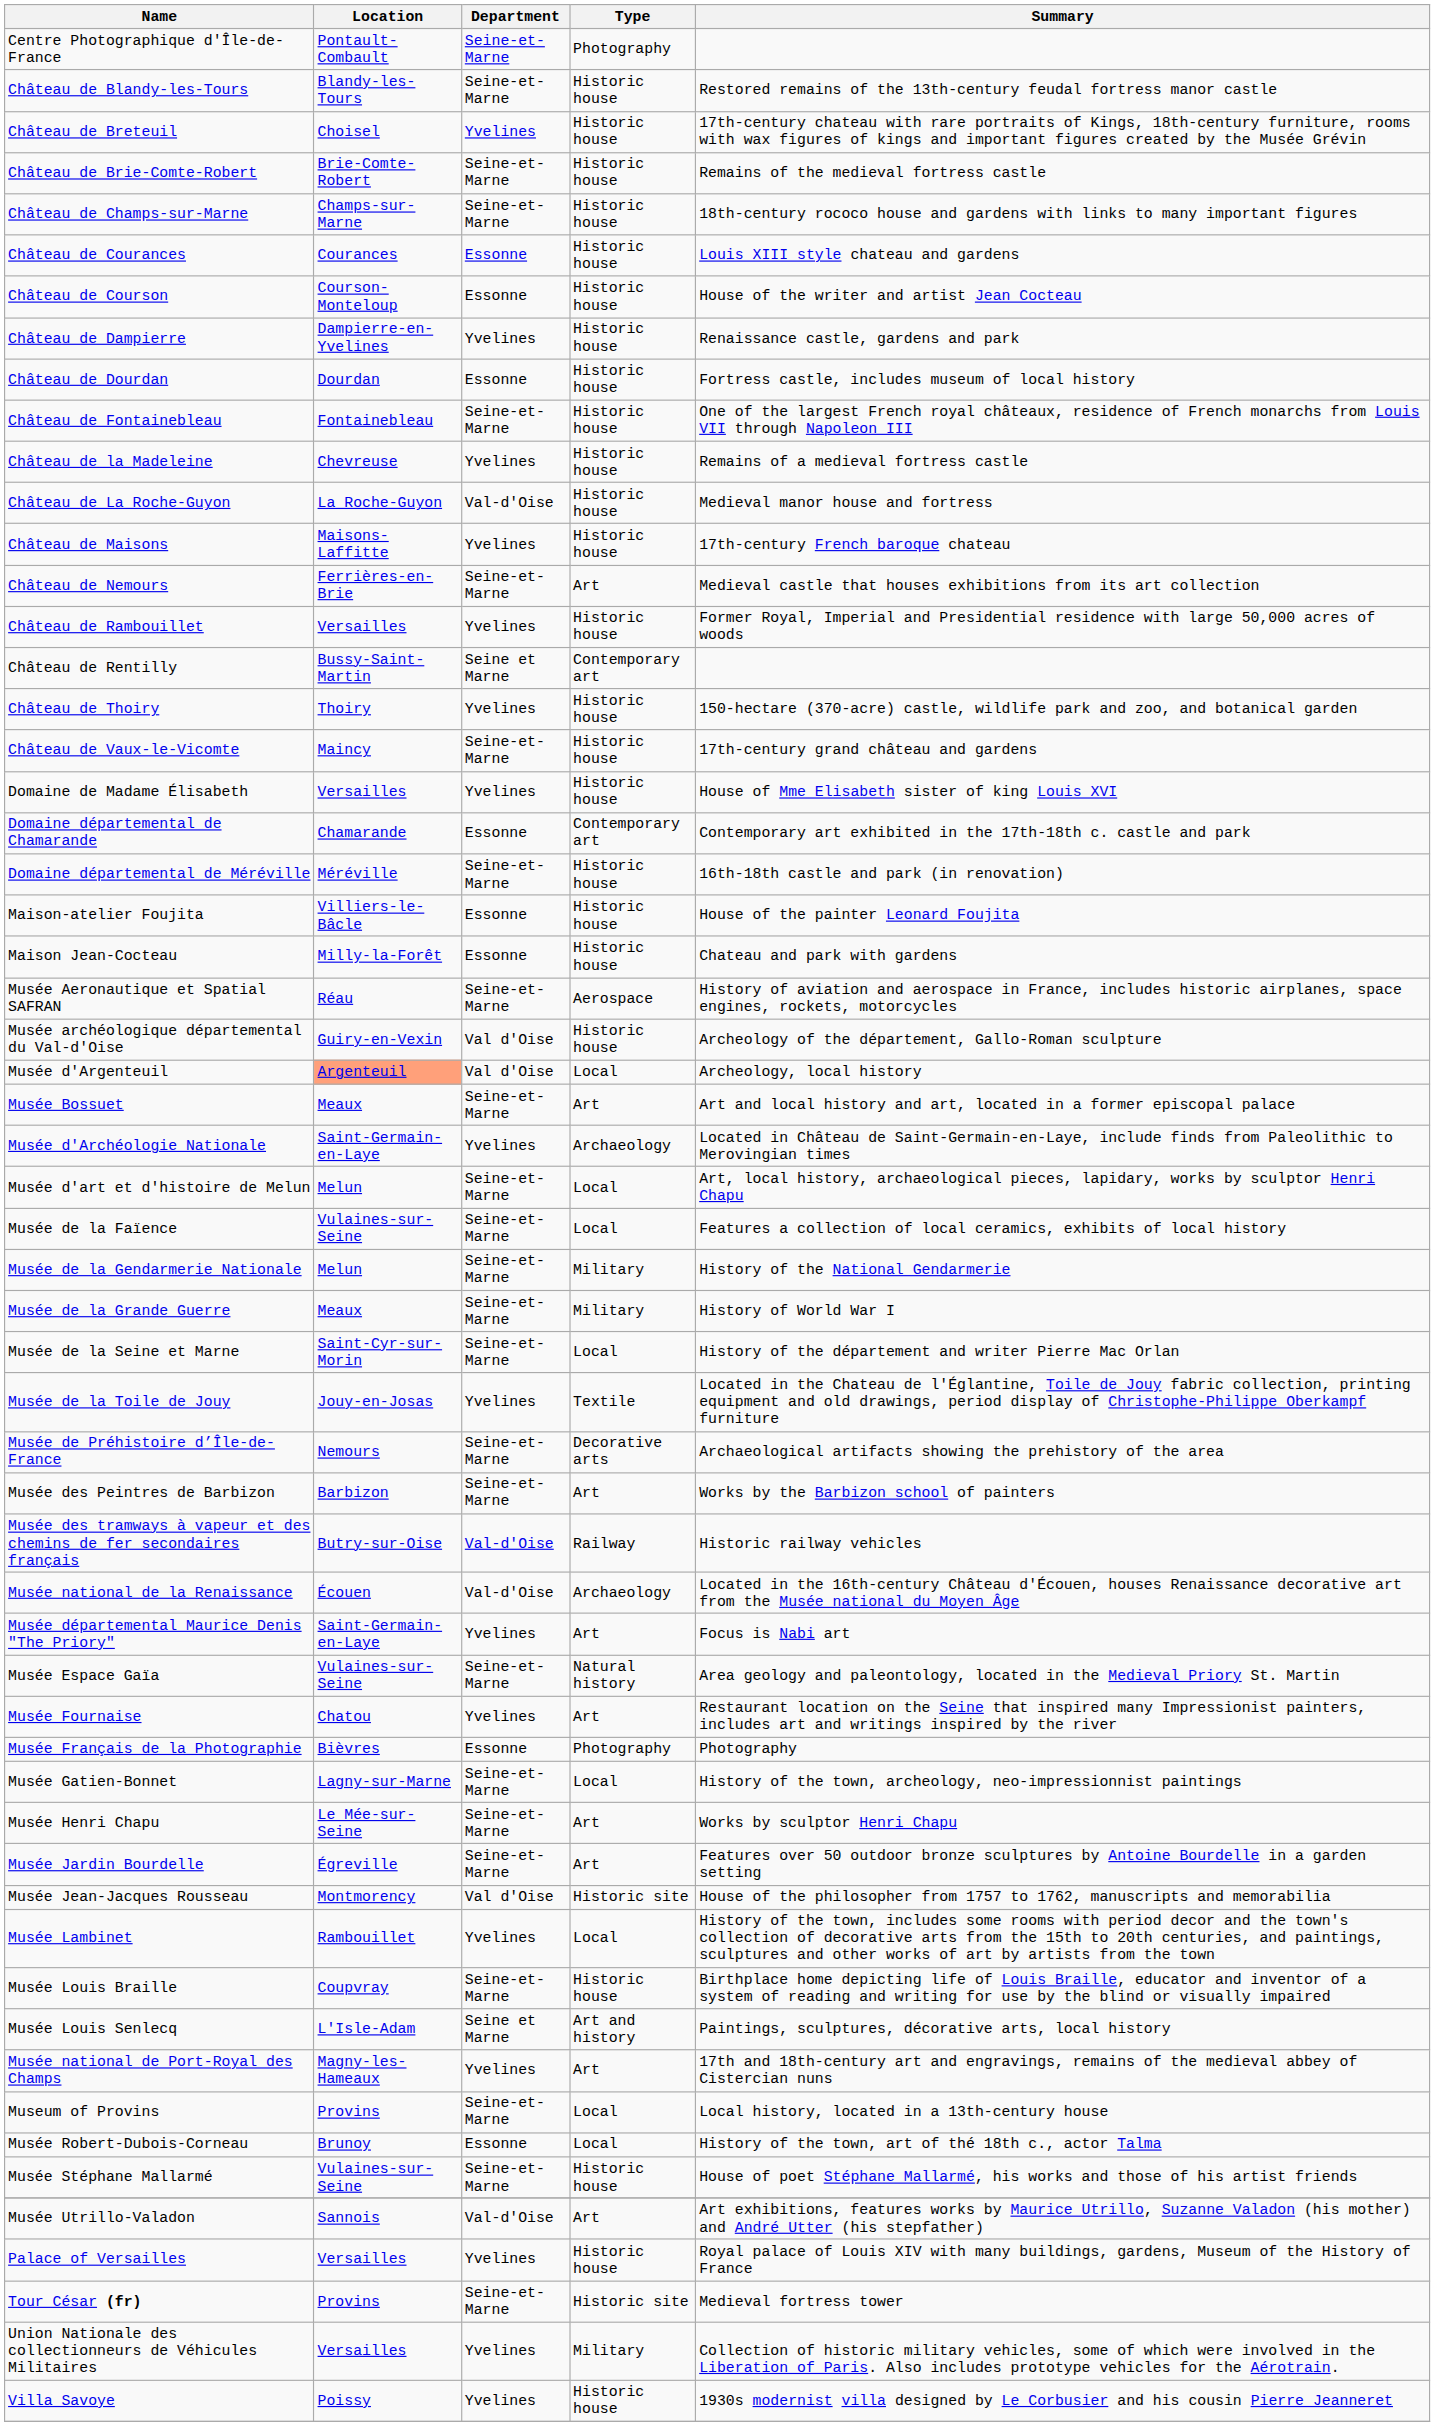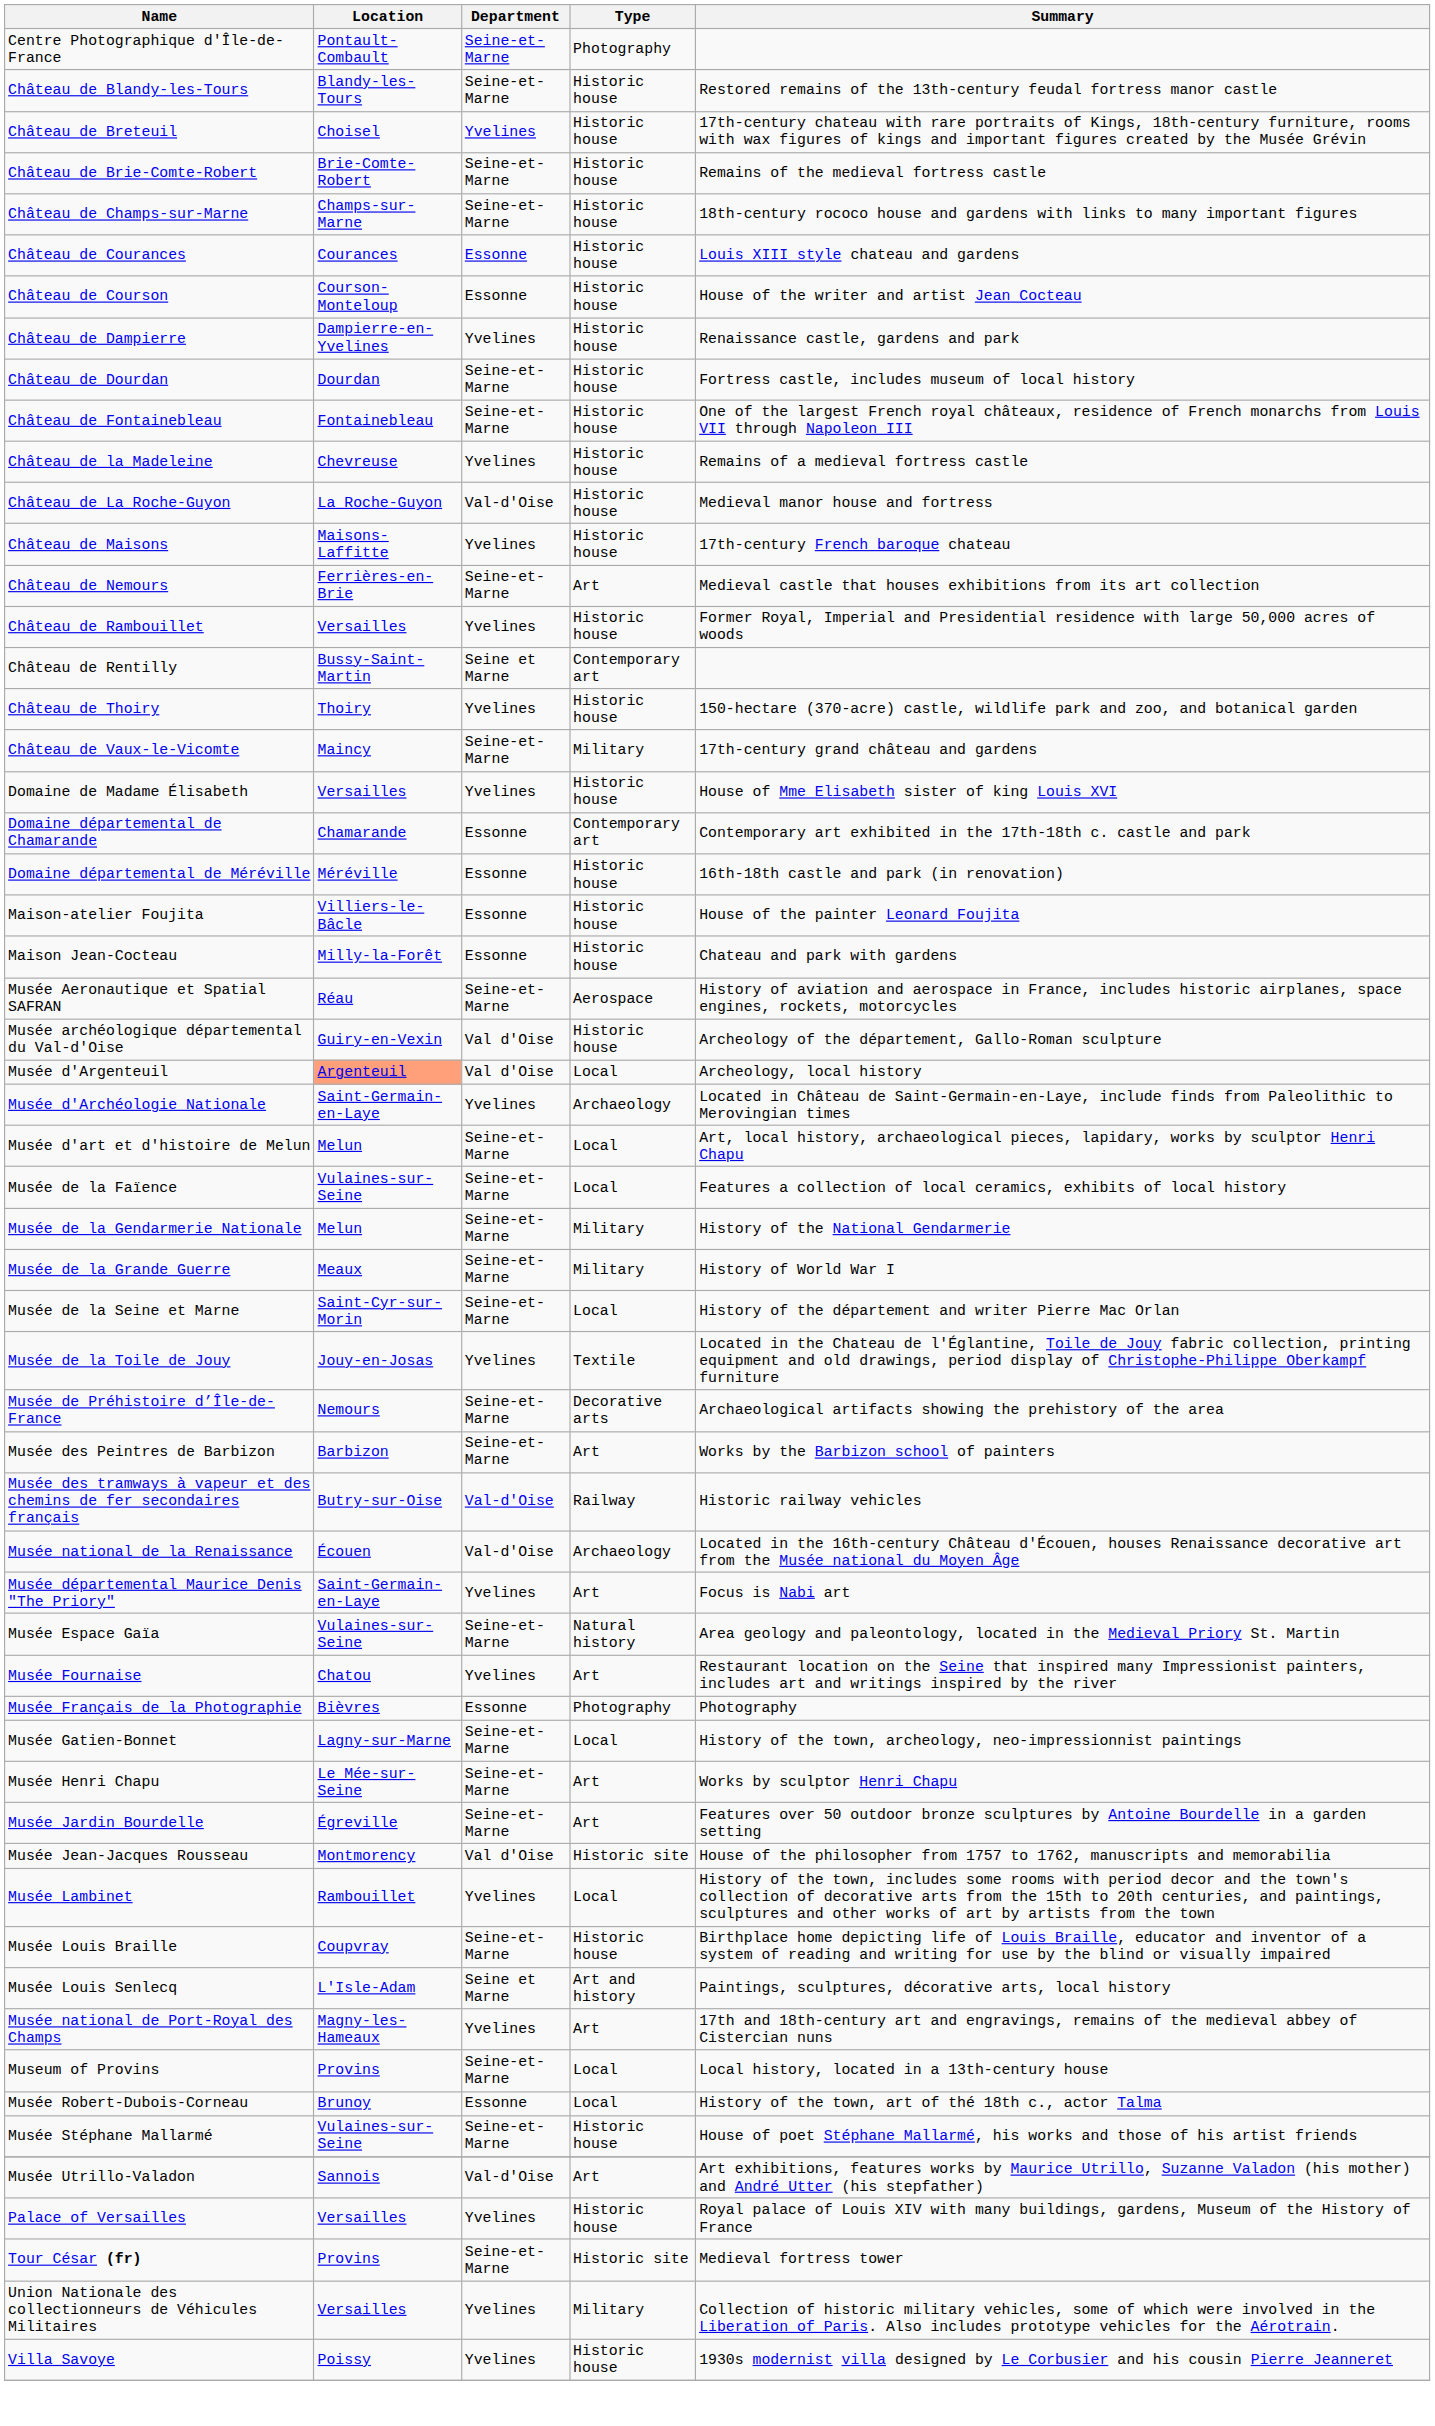(496, 379) Essonne -> (505, 379) Seine-et-Marne
(609, 751) Historic house -> (609, 751) Military
(505, 874) Seine-et-Marne -> (496, 874) Essonne
- row: (66, 1105)
